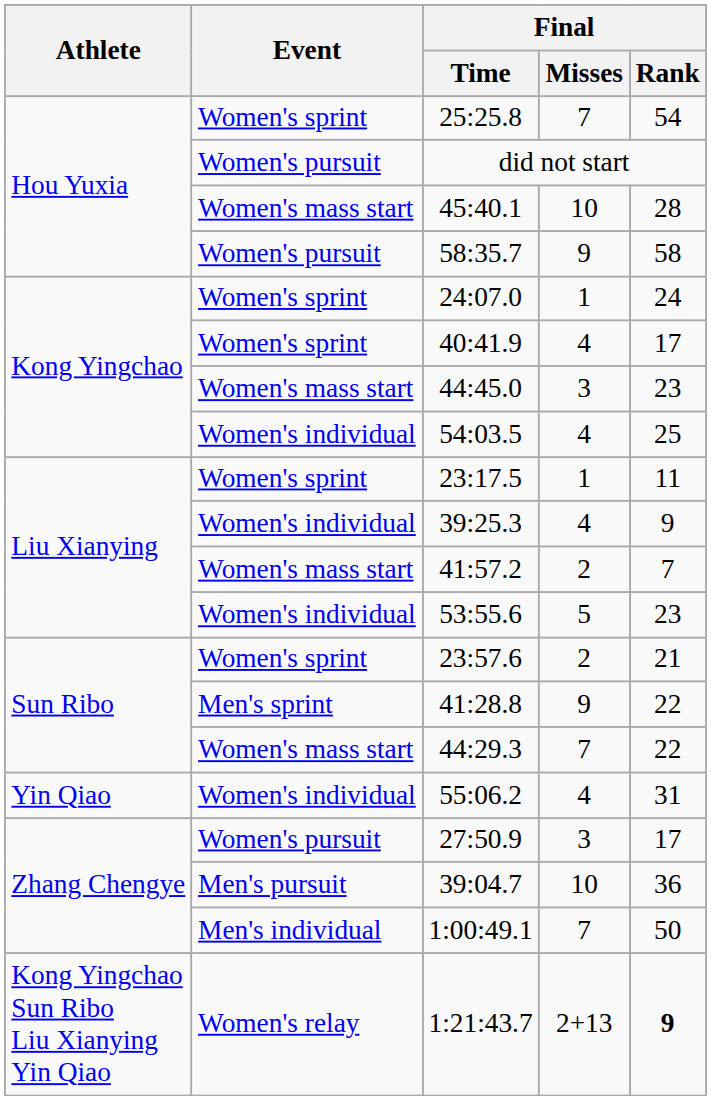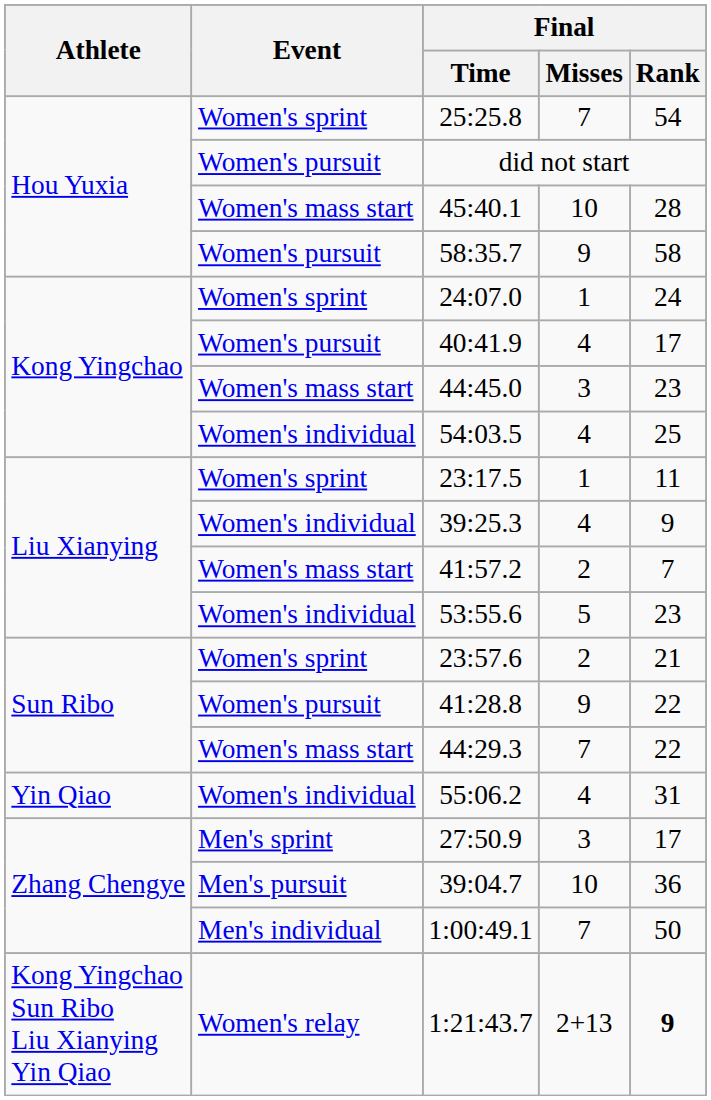(283, 343) Women's sprint -> (289, 343) Women's pursuit
(265, 704) Men's sprint -> (289, 704) Women's pursuit
(289, 839) Women's pursuit -> (265, 839) Men's sprint
